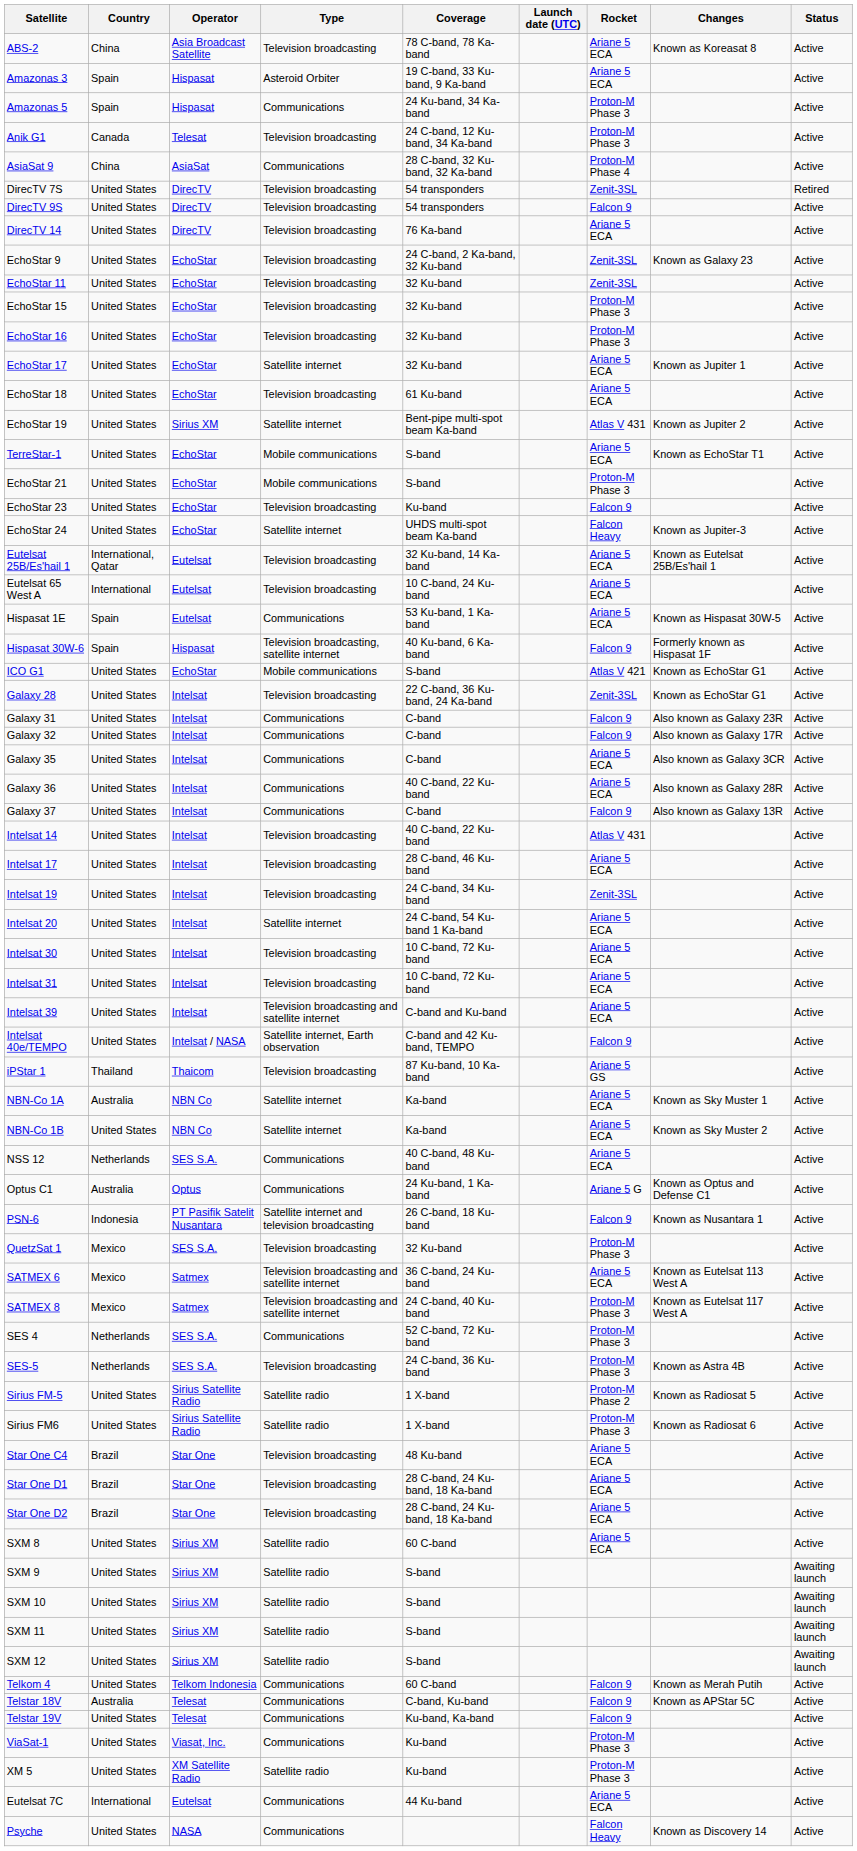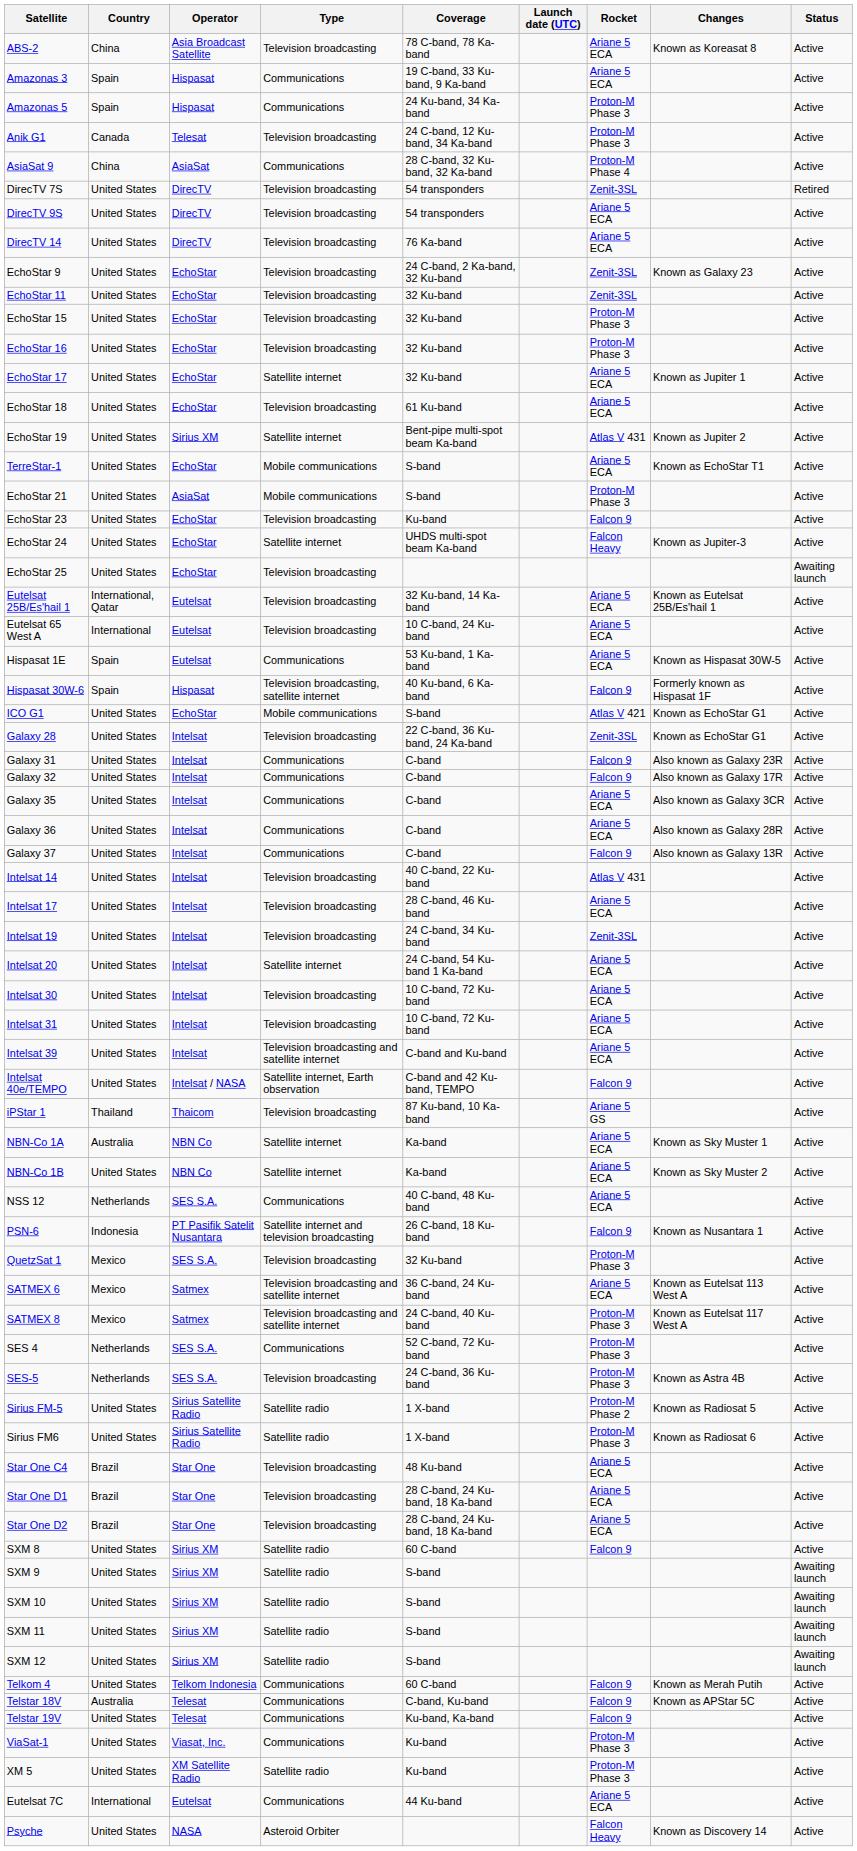(301, 78) Asteroid Orbiter -> (304, 78) Communications
(611, 207) Falcon 9 -> (610, 213) Ariane 5 ECA
(194, 483) EchoStar -> (191, 496) AsiaSat
+ row: (37, 572)
(450, 788) 40 C-band, 22 Ku-band -> (423, 830) C-band
- row: (30, 1189)
(610, 1543) Ariane 5 ECA -> (611, 1549) Falcon 9
(304, 1831) Communications -> (301, 1831) Asteroid Orbiter
